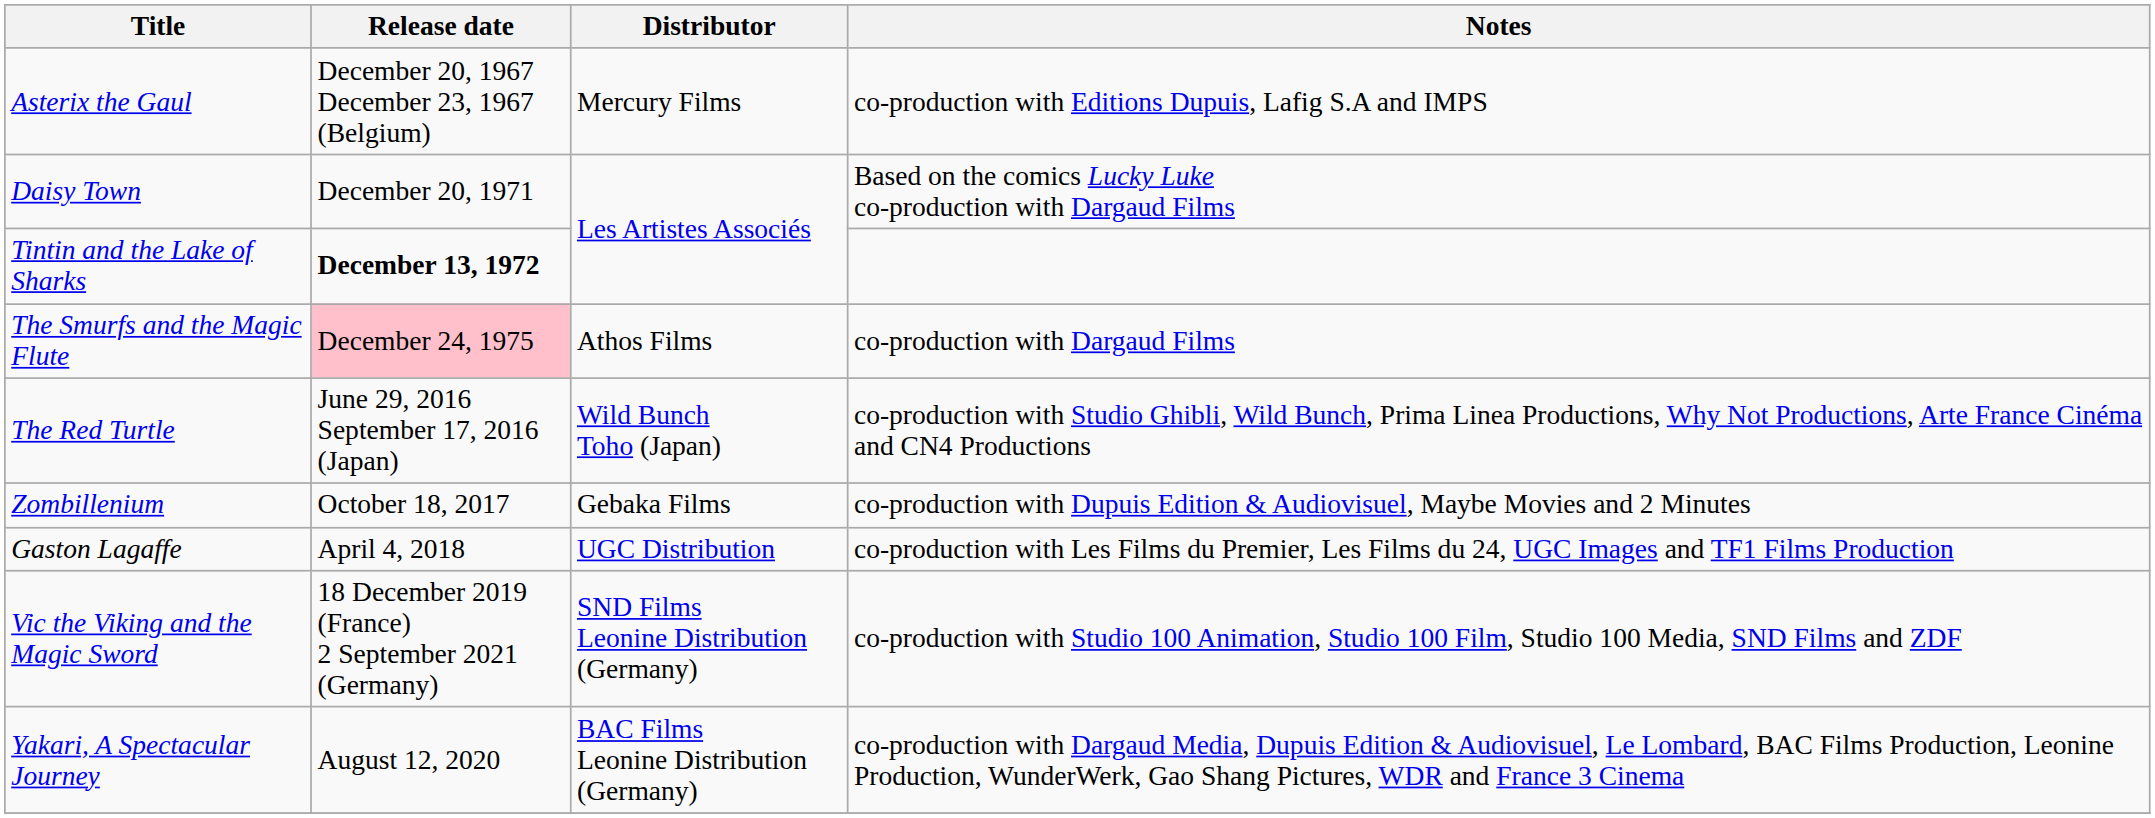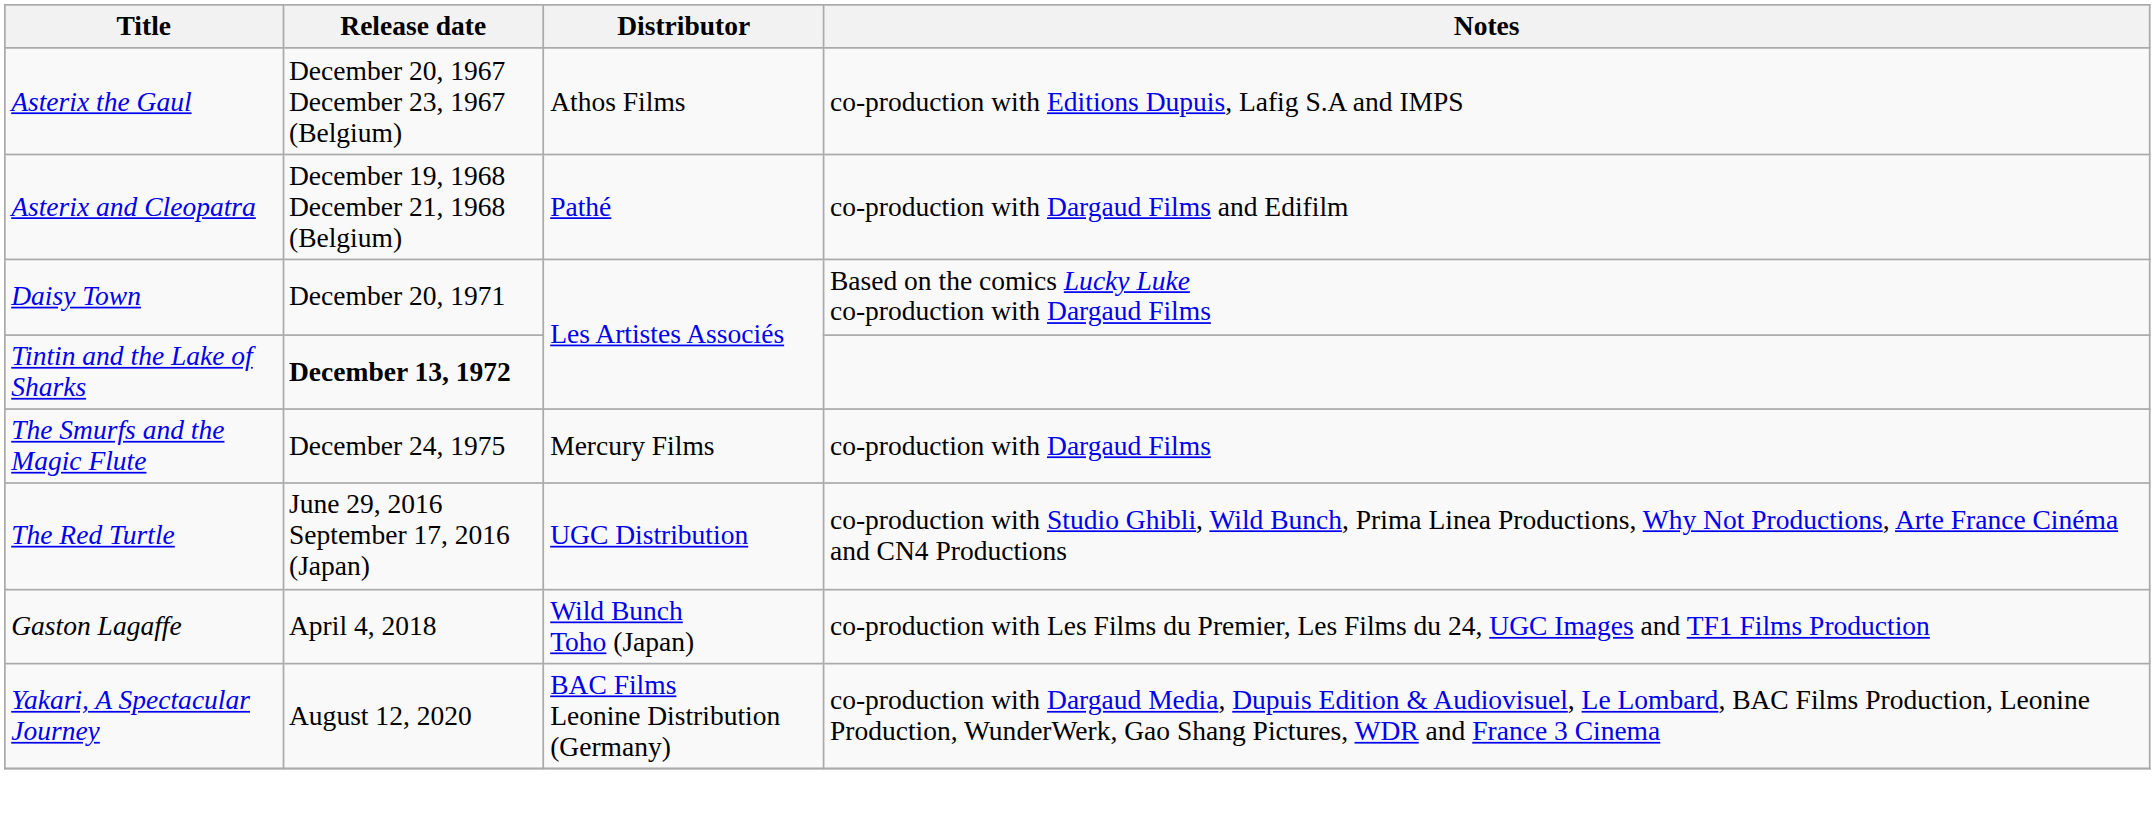(659, 100) Mercury Films -> (618, 100) Athos Films
+ row: (134, 206)
(426, 340) pink background -> (397, 445) no background
(645, 340) Athos Films -> (632, 445) Mercury Films
(649, 430) Wild Bunch Toho (Japan) -> (649, 535) UGC Distribution
- row: (88, 504)
(676, 548) UGC Distribution -> (622, 625) Wild Bunch Toho (Japan)
- row: (131, 638)
